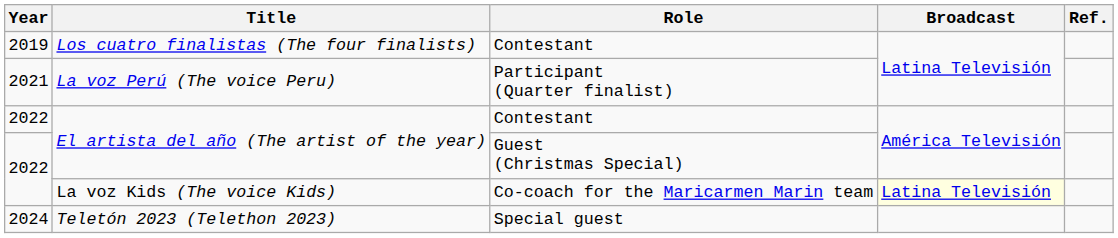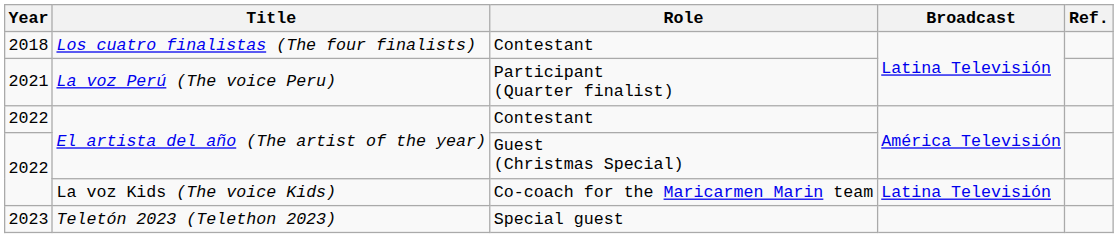(29, 45) 2019 -> (29, 45) 2018
(966, 192) lightyellow background -> (966, 192) no background
(29, 219) 2024 -> (29, 219) 2023
